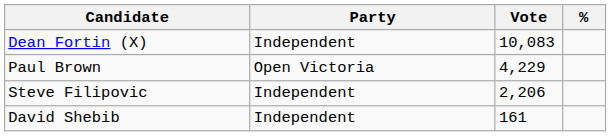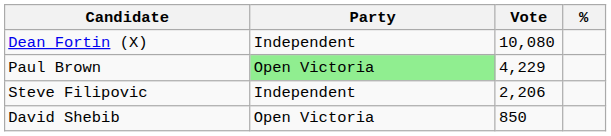(527, 42) 10,083 -> (527, 42) 10,080
(314, 68) no background -> (314, 68) lightgreen background
(305, 118) Independent -> (314, 118) Open Victoria
(513, 118) 161 -> (513, 118) 850
